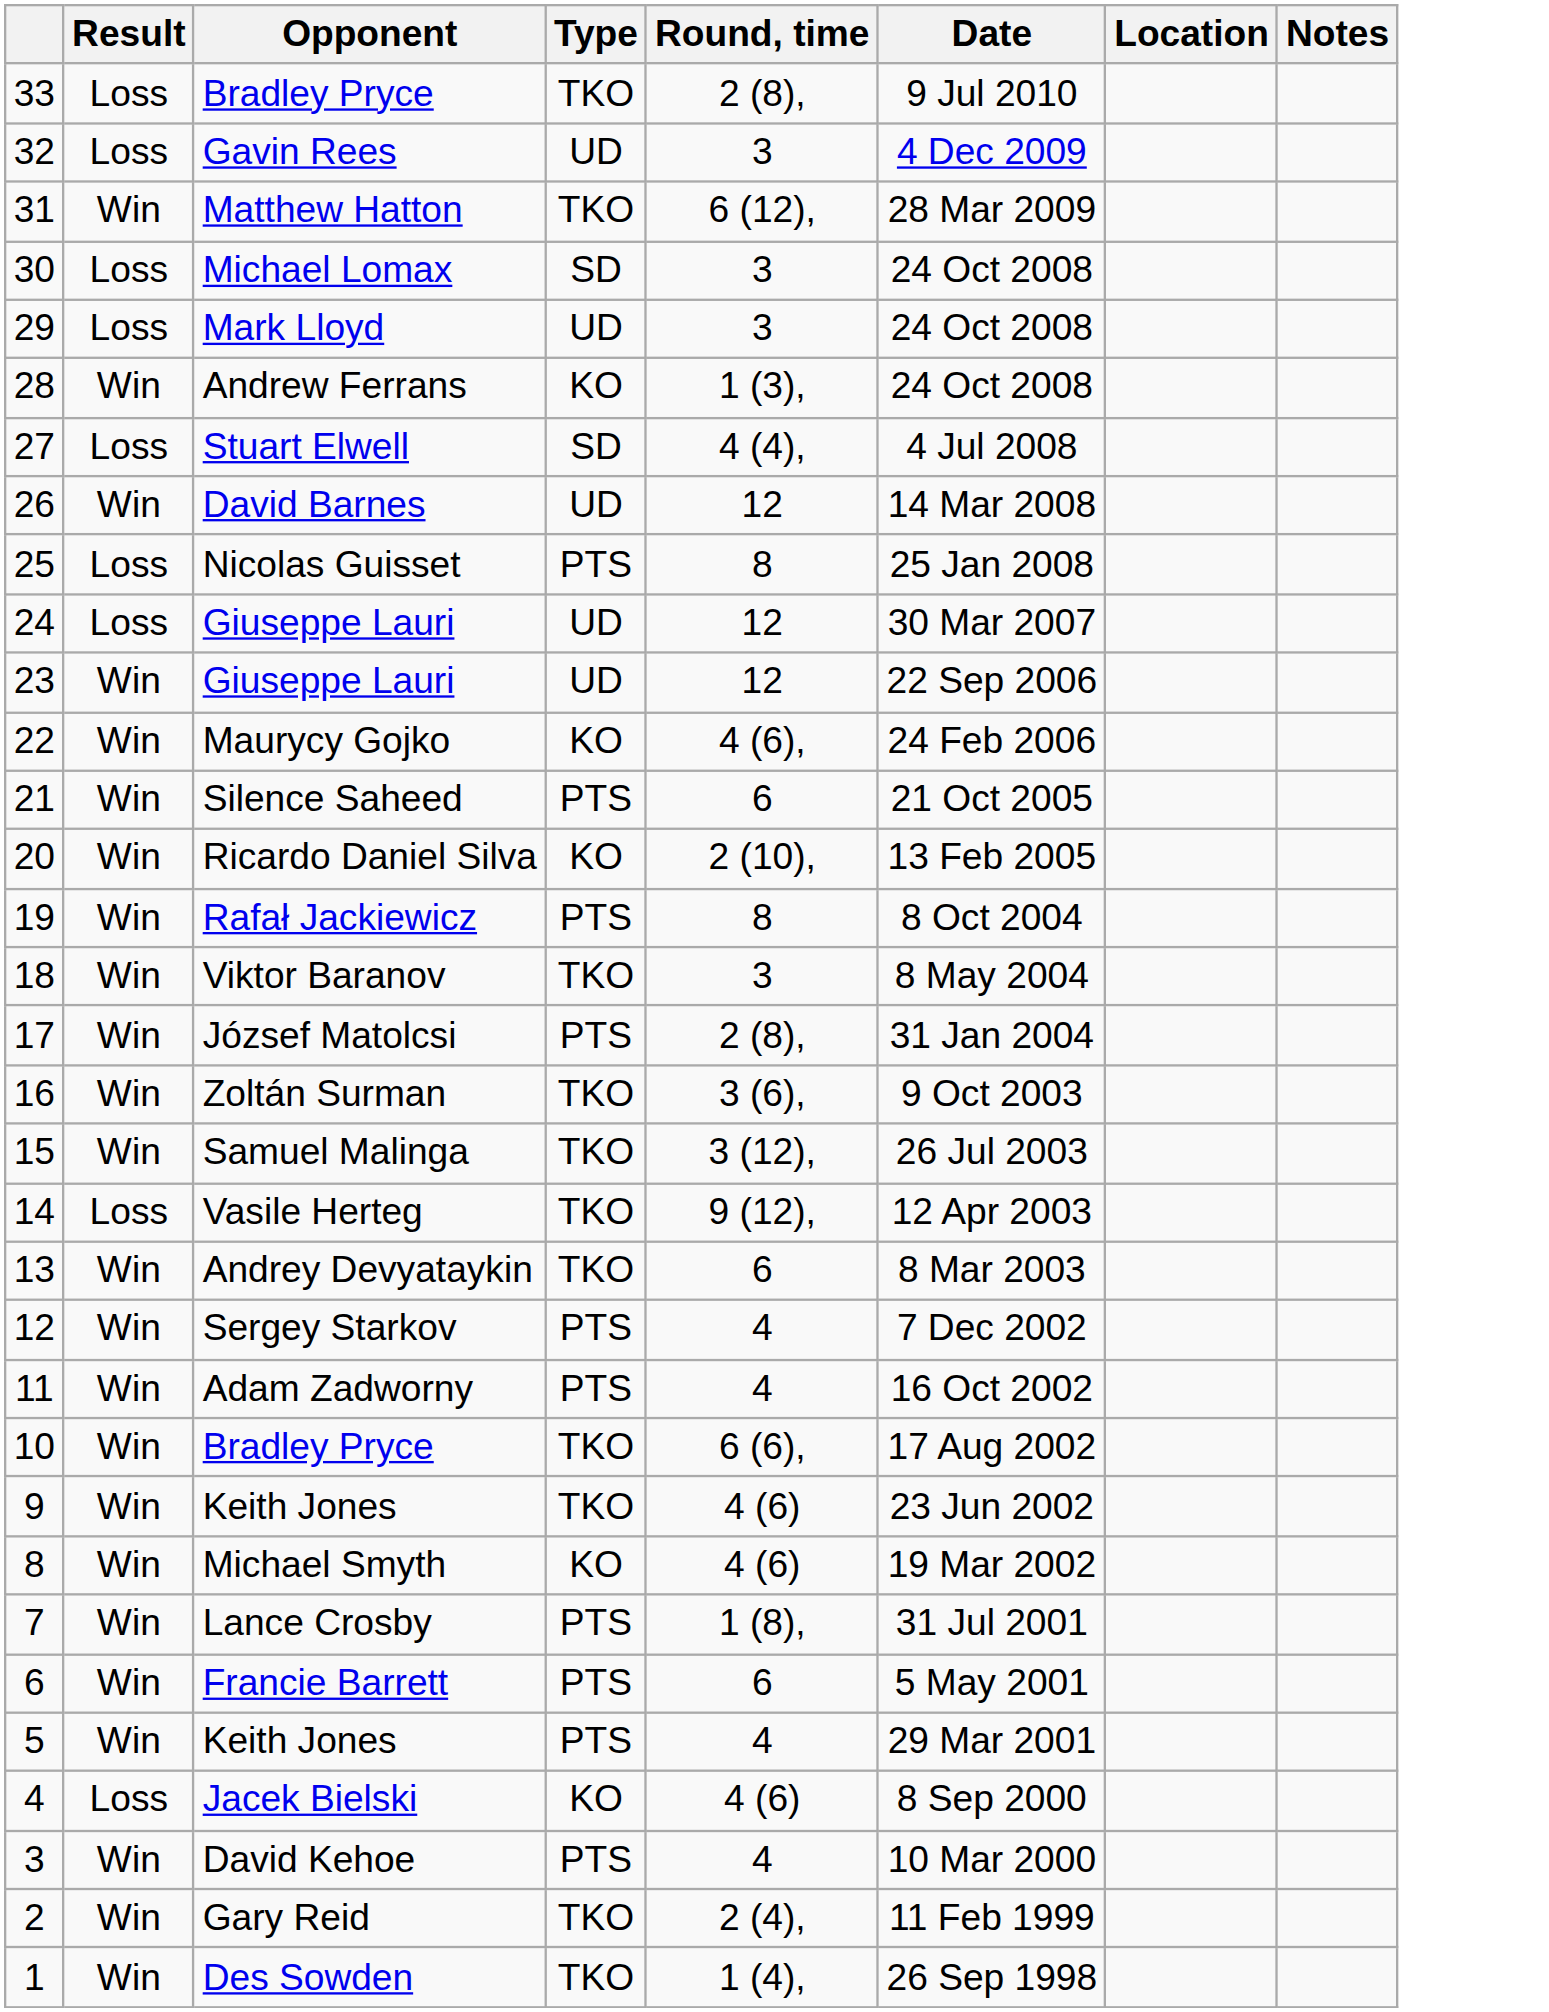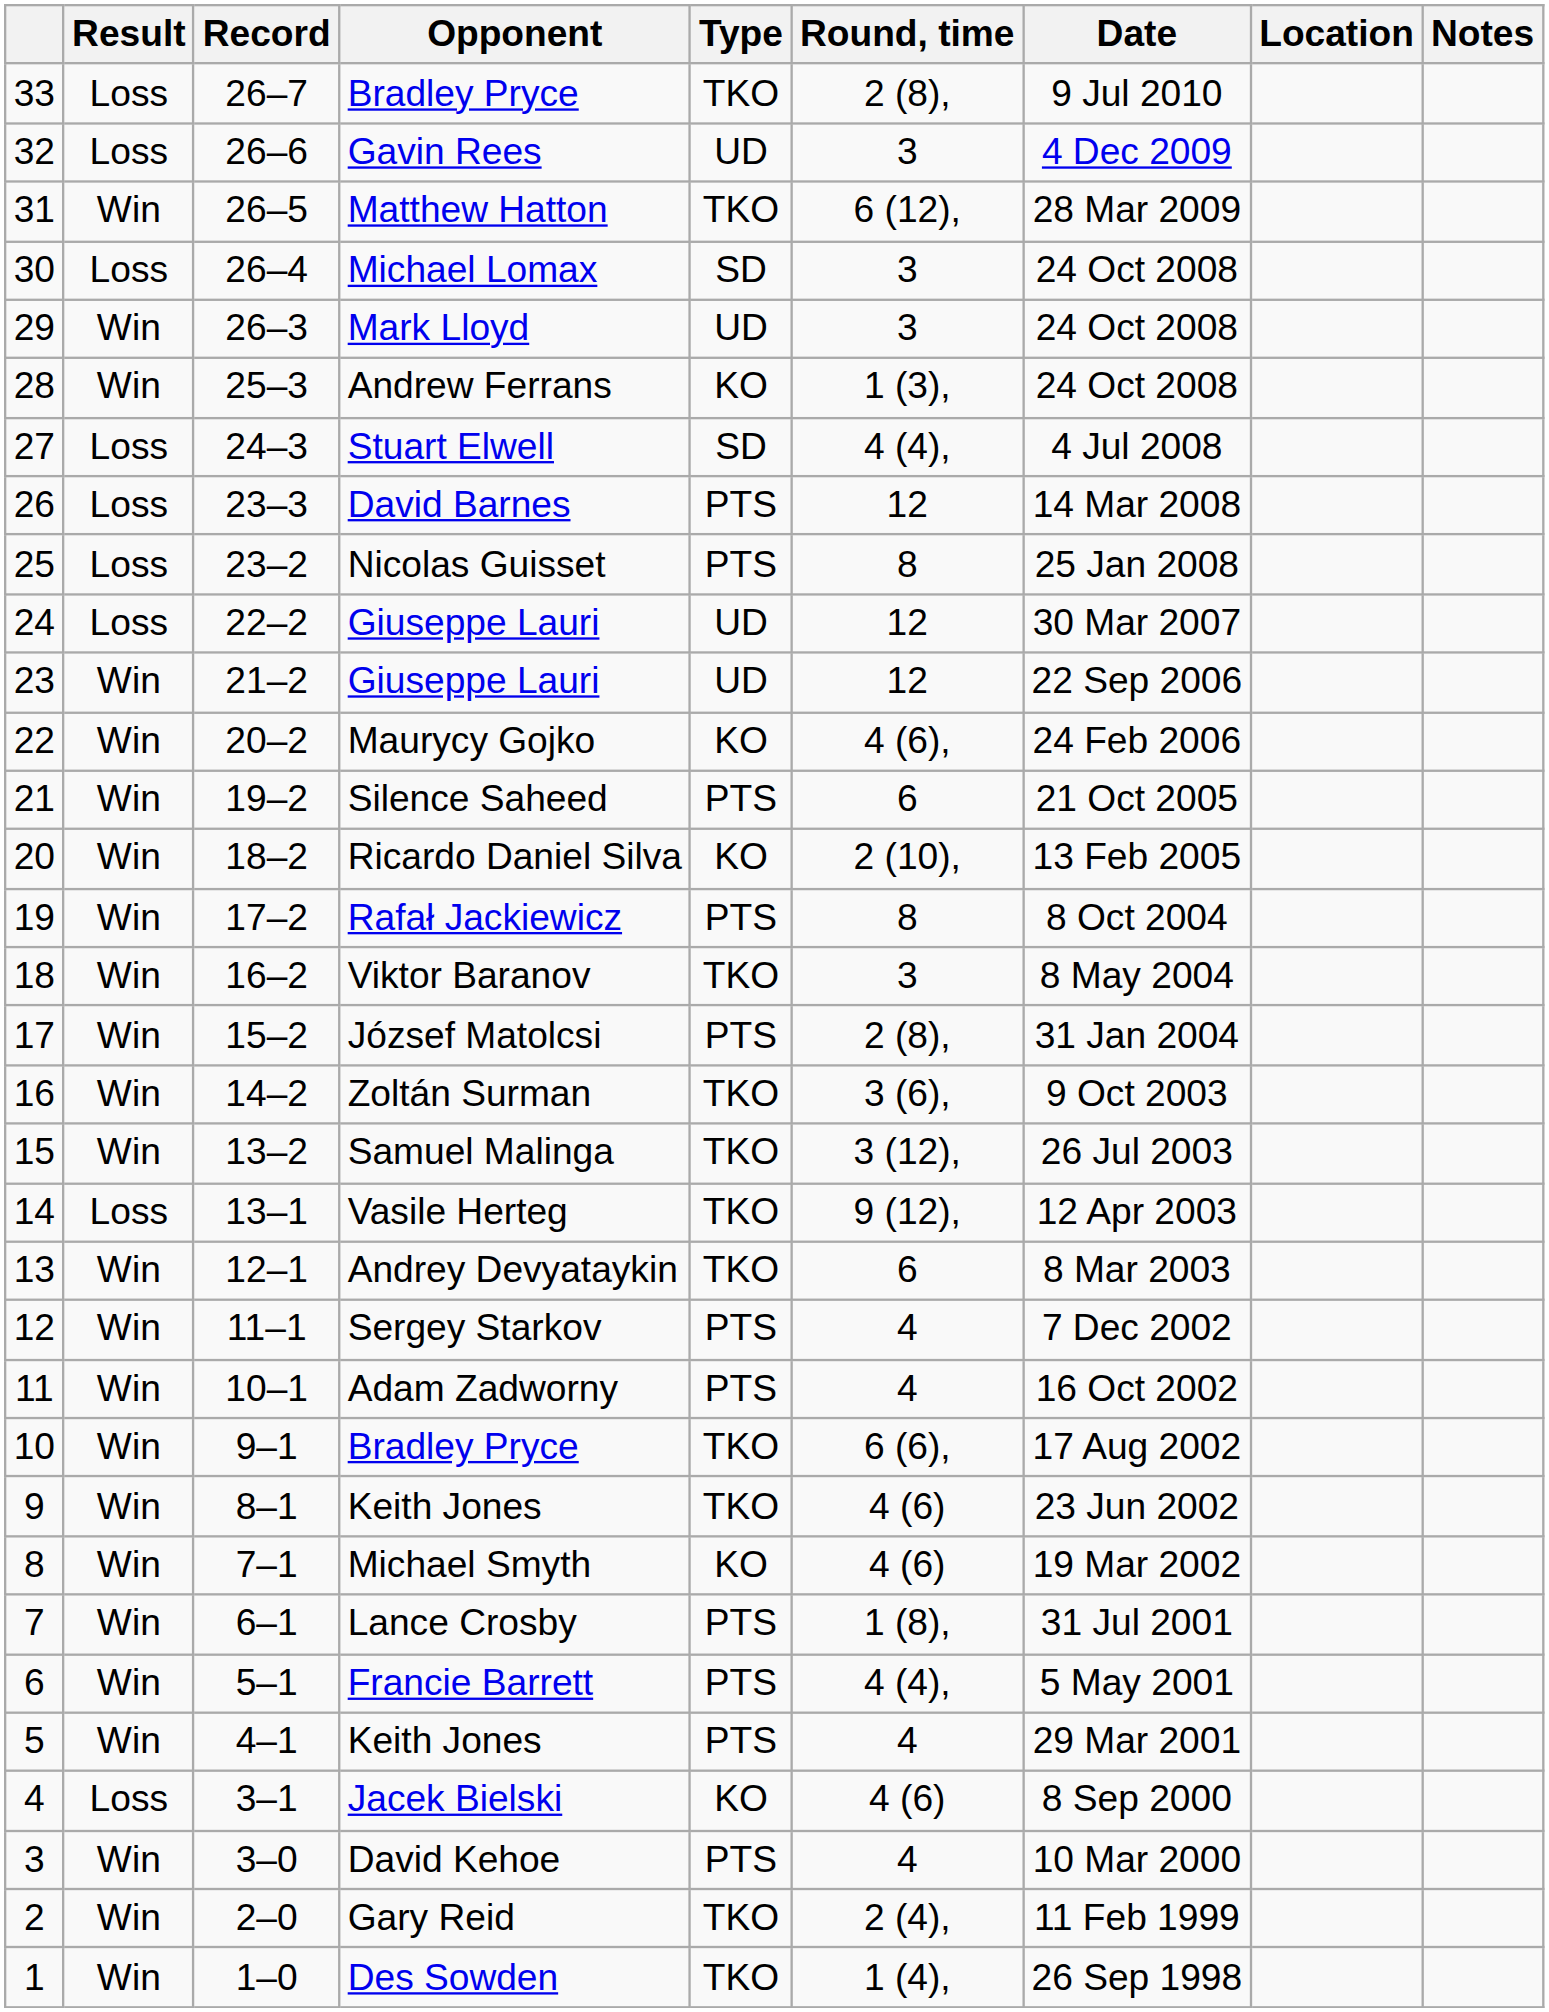+ column: (267, 33)
(129, 328) Loss -> (129, 328) Win
(129, 504) Win -> (129, 504) Loss
(596, 504) UD -> (741, 504) PTS
(762, 1682) 6 -> (907, 1682) 4 (4),
